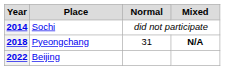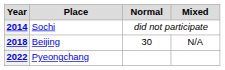(60, 42) Pyeongchang -> (46, 42) Beijing
(147, 42) 31 -> (147, 42) 30
(195, 42) bold -> (195, 42) normal
(46, 57) Beijing -> (60, 57) Pyeongchang
